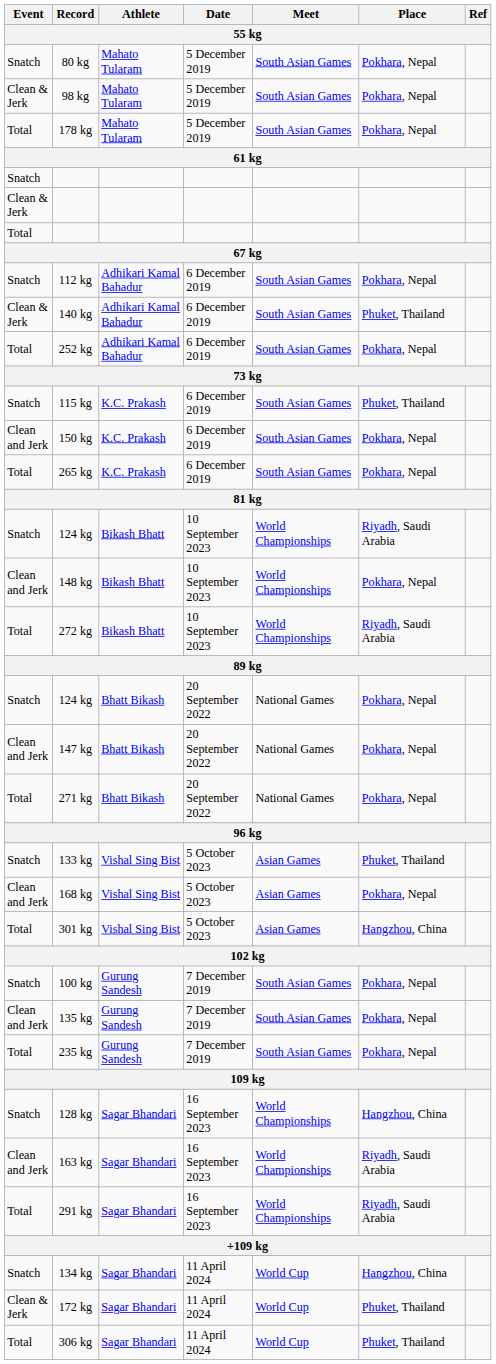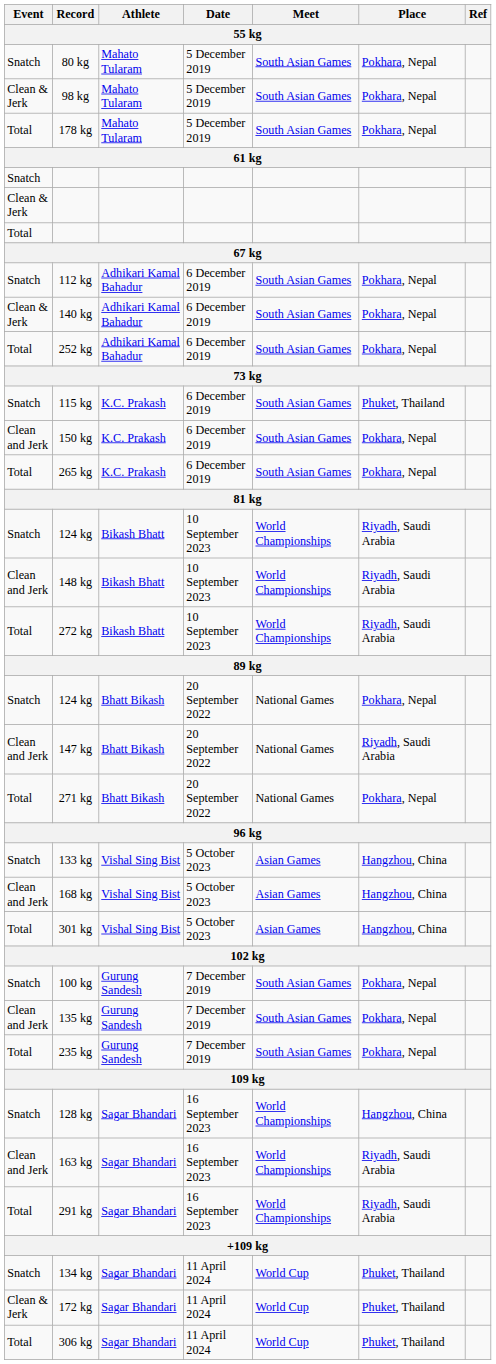(403, 314) Phuket, Thailand -> (399, 314) Pokhara, Nepal
(399, 582) Pokhara, Nepal -> (396, 582) Riyadh, Saudi Arabia
(399, 749) Pokhara, Nepal -> (396, 749) Riyadh, Saudi Arabia
(403, 860) Phuket, Thailand -> (404, 860) Hangzhou, China
(399, 894) Pokhara, Nepal -> (404, 894) Hangzhou, China
(404, 1273) Hangzhou, China -> (403, 1273) Phuket, Thailand
